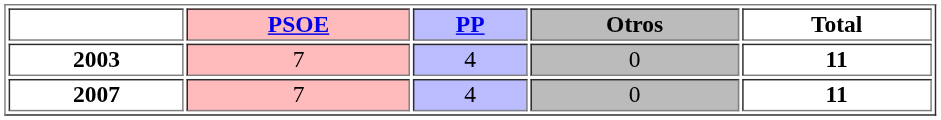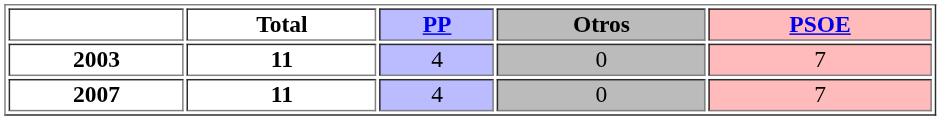columns swapped: (299, 24) <-> (837, 24)
